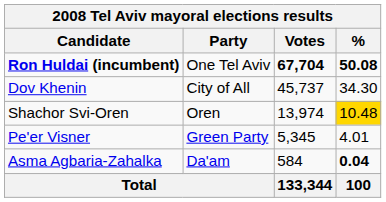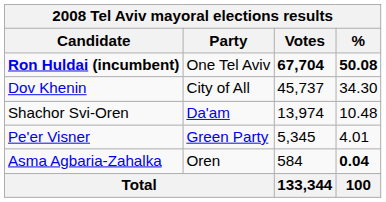(203, 112) Oren -> (208, 112) Da'am
(358, 112) gold background -> (358, 112) no background
(208, 161) Da'am -> (203, 161) Oren
